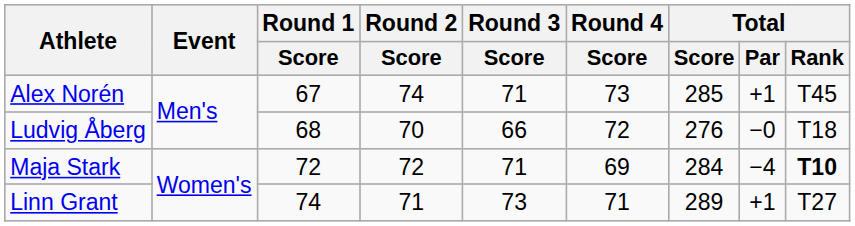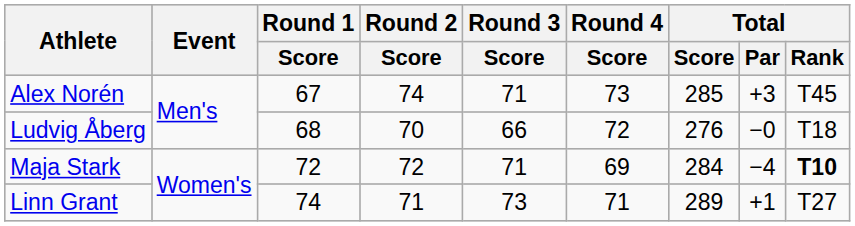(762, 94) +1 -> (762, 94) +3
